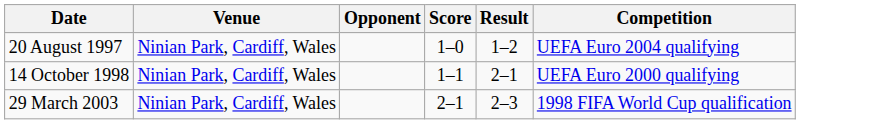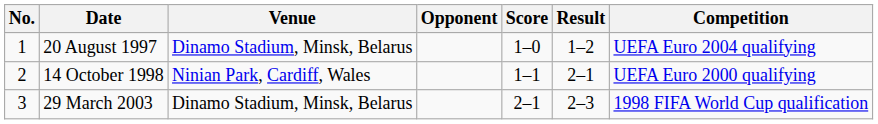+ column: (22, 18)
(237, 47) Ninian Park, Cardiff, Wales -> (292, 47) Dinamo Stadium, Minsk, Belarus
(237, 103) Ninian Park, Cardiff, Wales -> (292, 103) Dinamo Stadium, Minsk, Belarus
